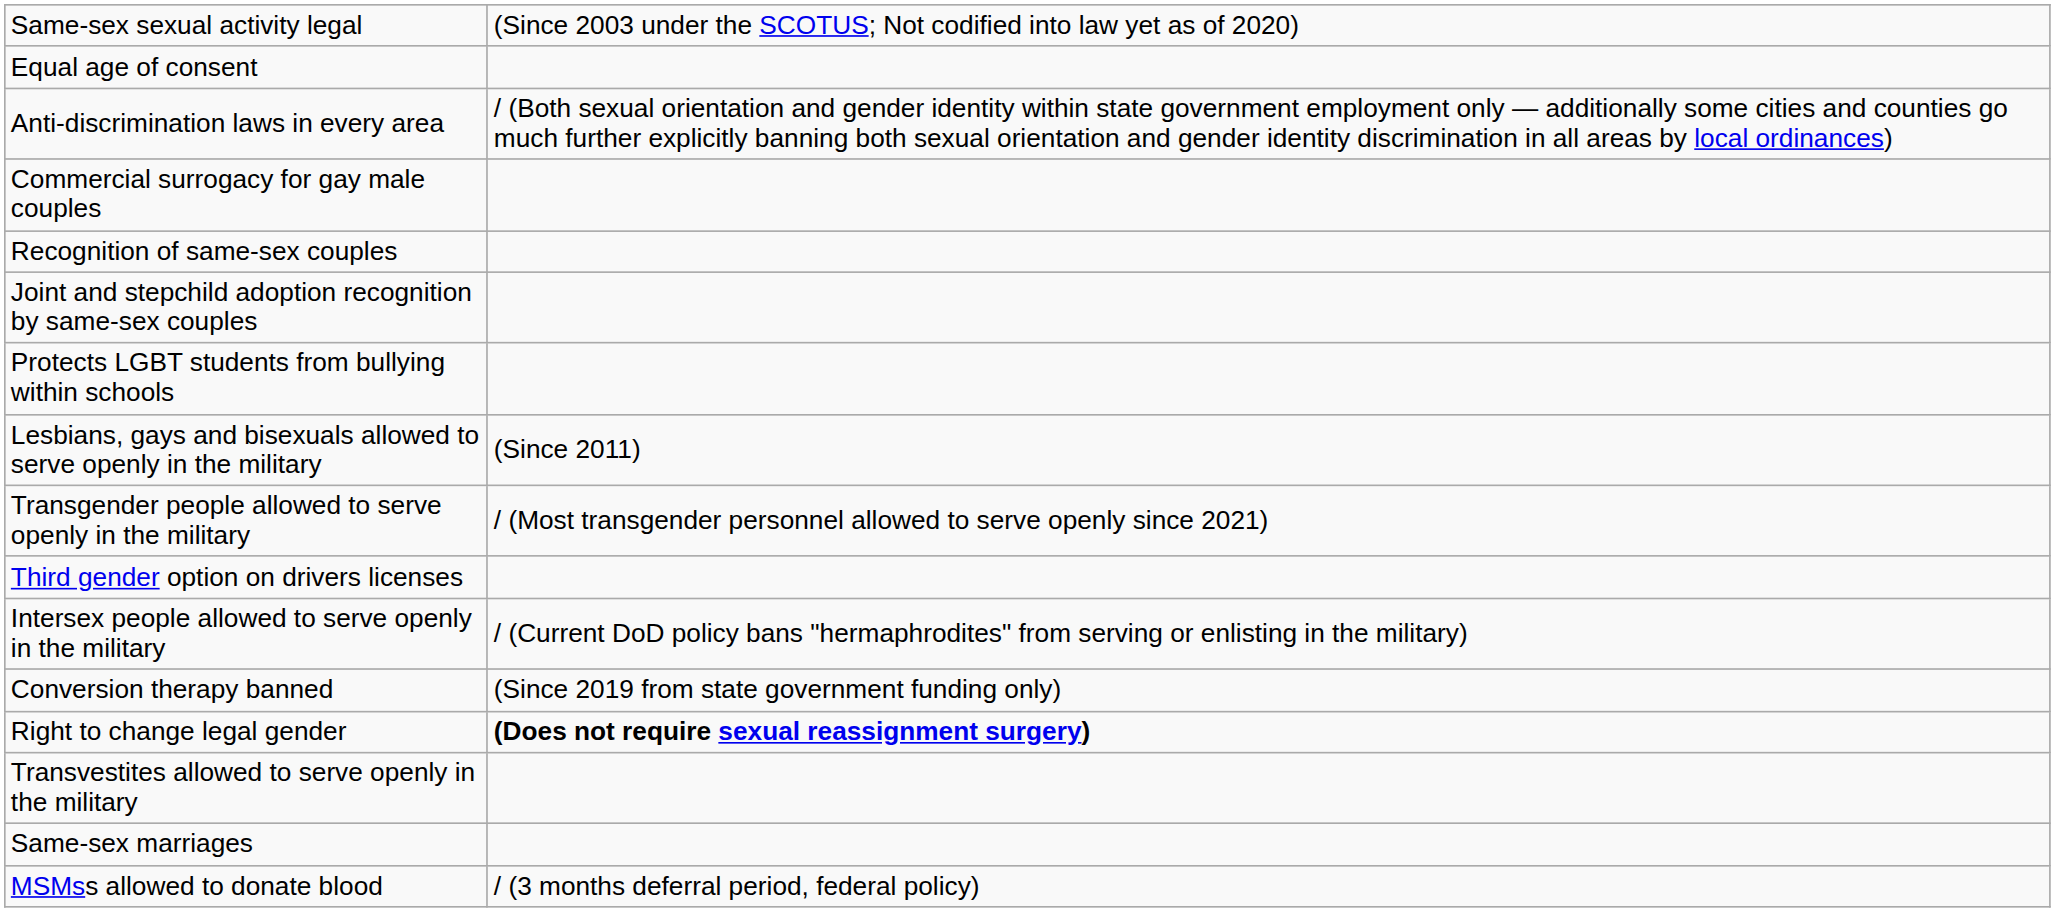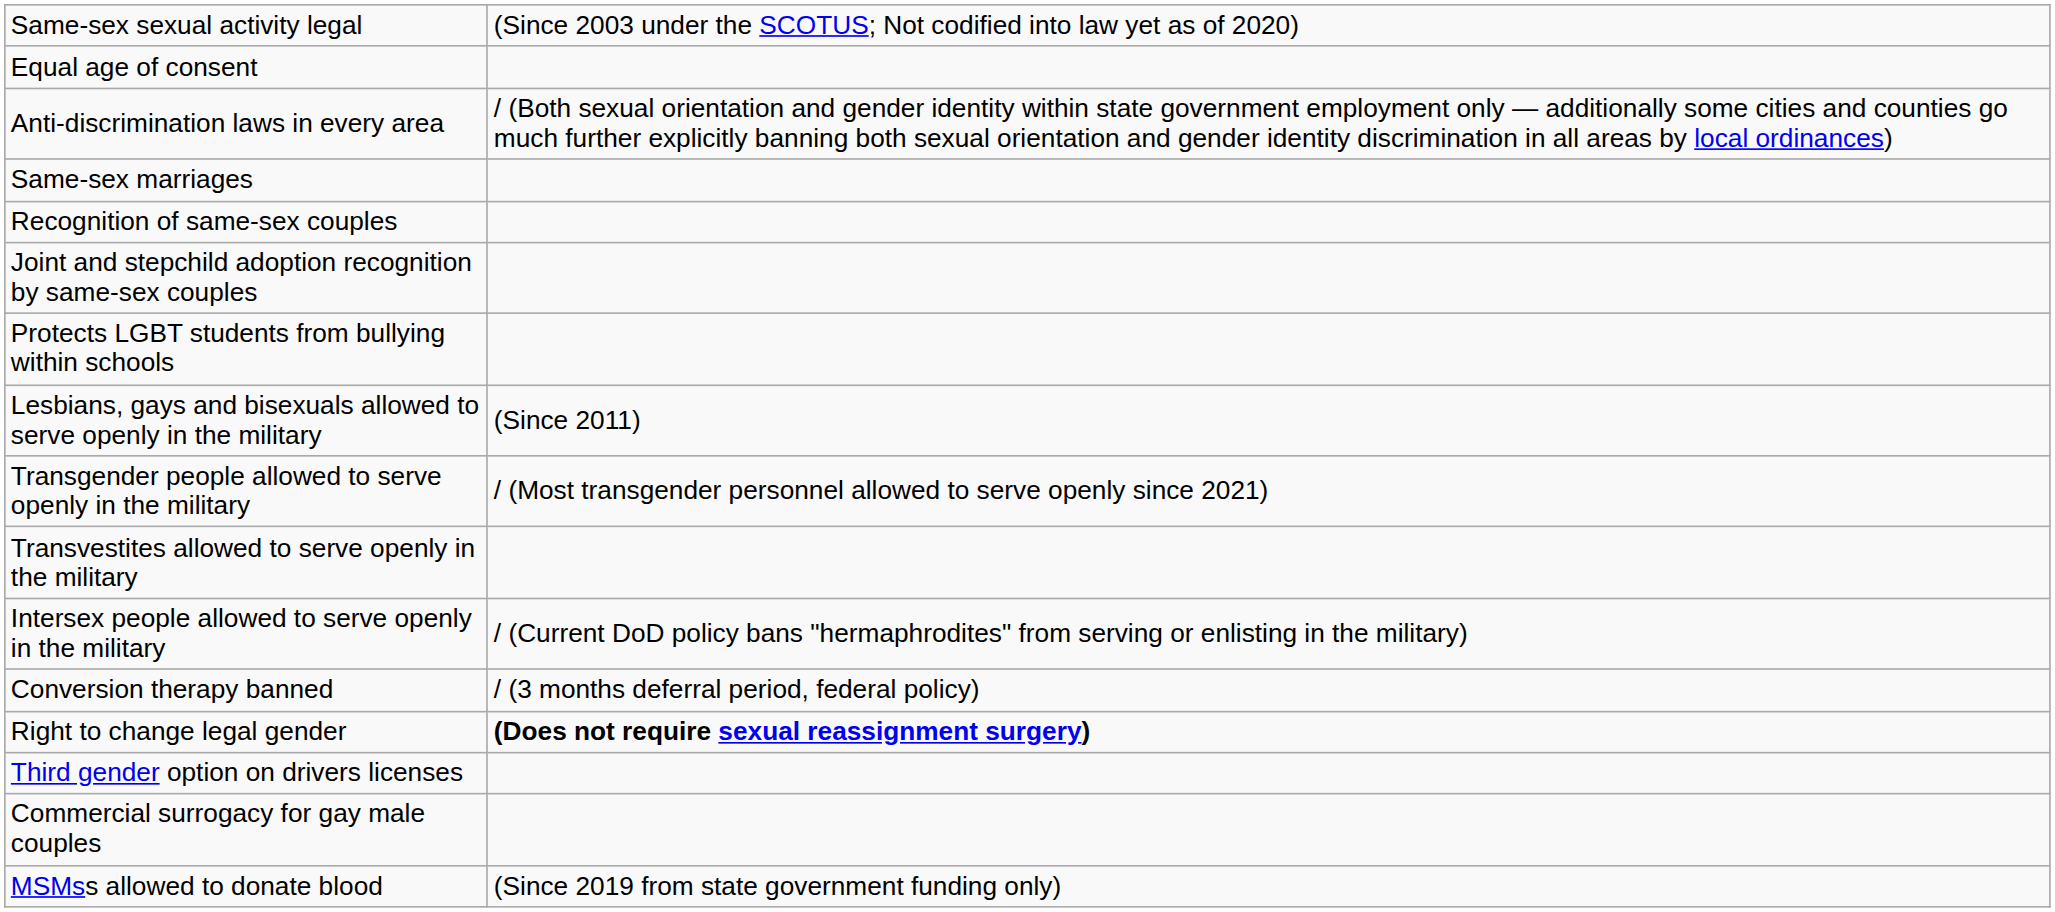rows swapped: (132, 844) <-> (218, 194)
rows swapped: (243, 787) <-> (237, 576)
(778, 689) (Since 2019 from state government funding only) -> (737, 689) / (3 months deferral period, federal policy)
(737, 885) / (3 months deferral period, federal policy) -> (778, 885) (Since 2019 from state government funding only)
